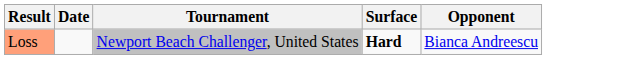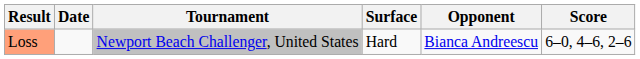+ column: (588, 16)
(384, 41) bold -> (381, 41) normal
